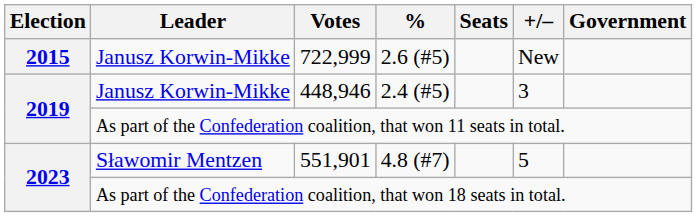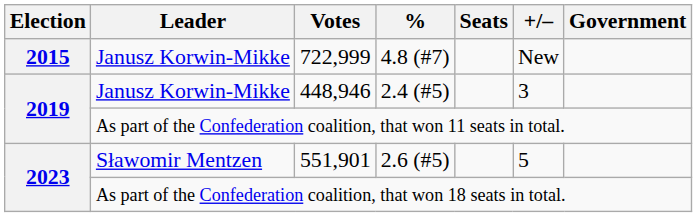(415, 56) 2.6 (#5) -> (415, 56) 4.8 (#7)
(415, 159) 4.8 (#7) -> (415, 159) 2.6 (#5)
